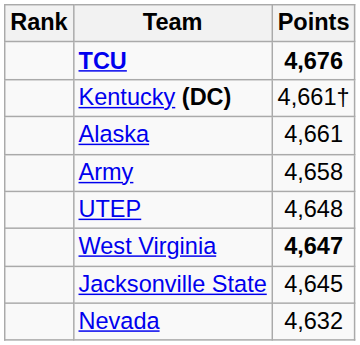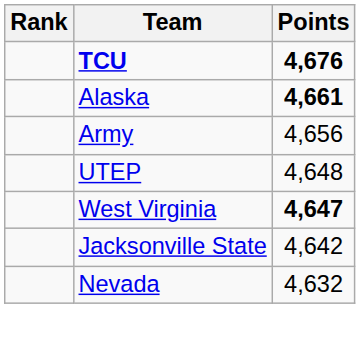- row: (155, 97)
(314, 135) normal -> (314, 97) bold
(314, 172) 4,658 -> (314, 135) 4,656
(314, 284) 4,645 -> (314, 246) 4,642
